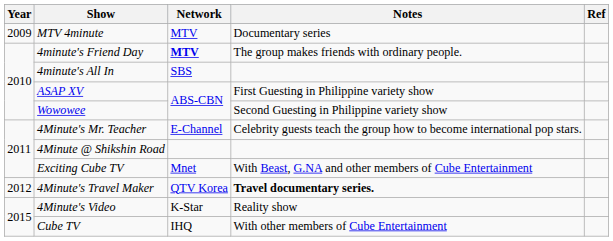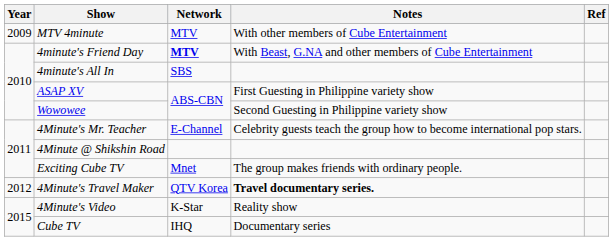(282, 33) Documentary series -> (340, 33) With other members of Cube Entertainment
(348, 52) The group makes friends with ordinary people. -> (383, 52) With Beast, G.NA and other members of Cube Entertainment
(383, 168) With Beast, G.NA and other members of Cube Entertainment -> (348, 168) The group makes friends with ordinary people.
(340, 226) With other members of Cube Entertainment -> (282, 226) Documentary series
